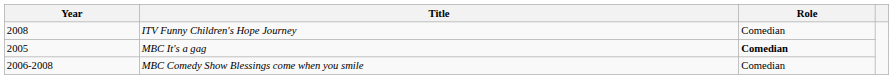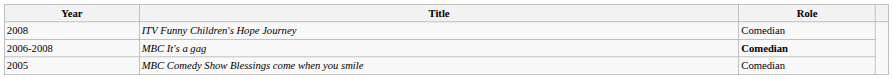(17, 48) 2005 -> (30, 48) 2006-2008
(30, 65) 2006-2008 -> (17, 65) 2005
